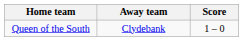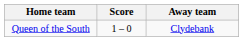columns swapped: (214, 12) <-> (144, 12)
